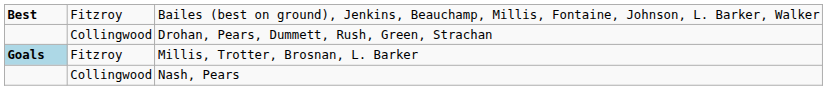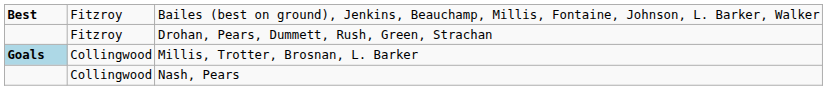(111, 35) Collingwood -> (96, 35) Fitzroy
(96, 55) Fitzroy -> (111, 55) Collingwood
